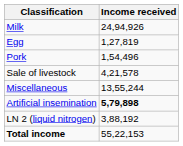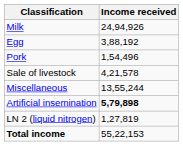(120, 42) 1,27,819 -> (120, 42) 3,88,192
(120, 118) 3,88,192 -> (120, 118) 1,27,819
